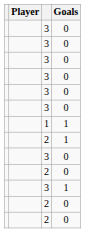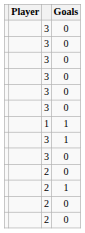rows swapped: (46, 140) <-> (46, 188)
